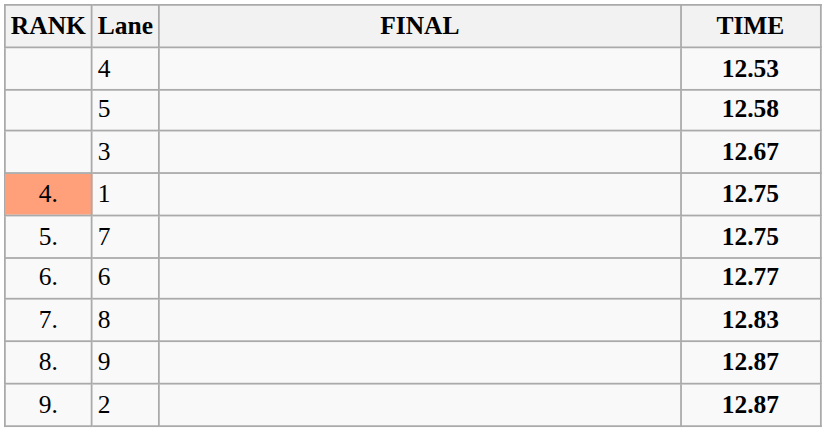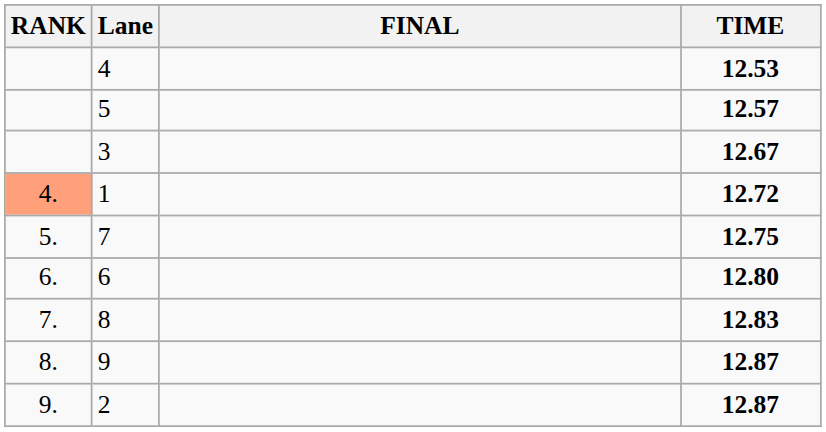(750, 109) 12.58 -> (750, 109) 12.57
(750, 194) 12.75 -> (750, 194) 12.72
(750, 278) 12.77 -> (750, 278) 12.80
